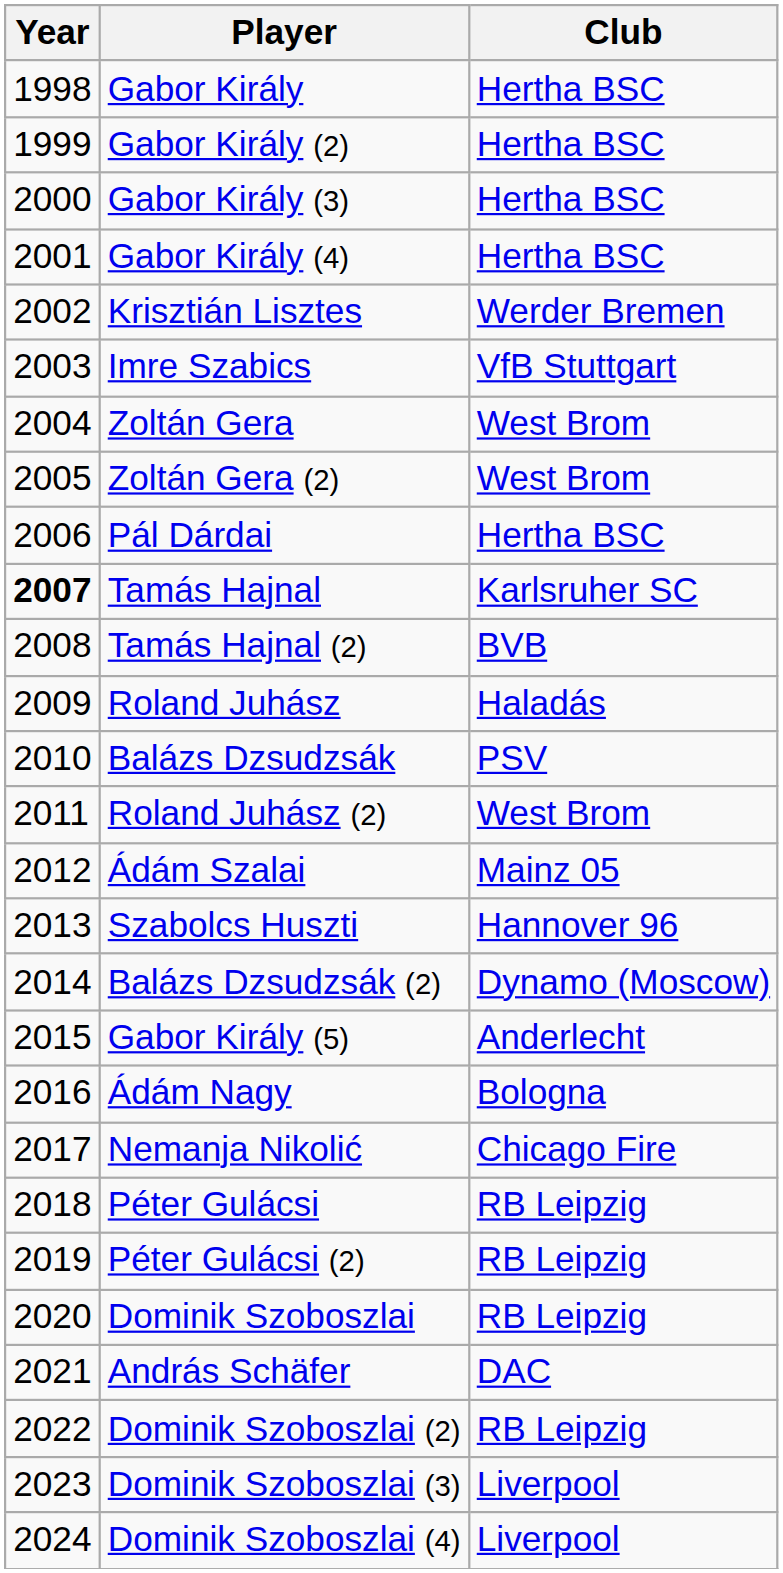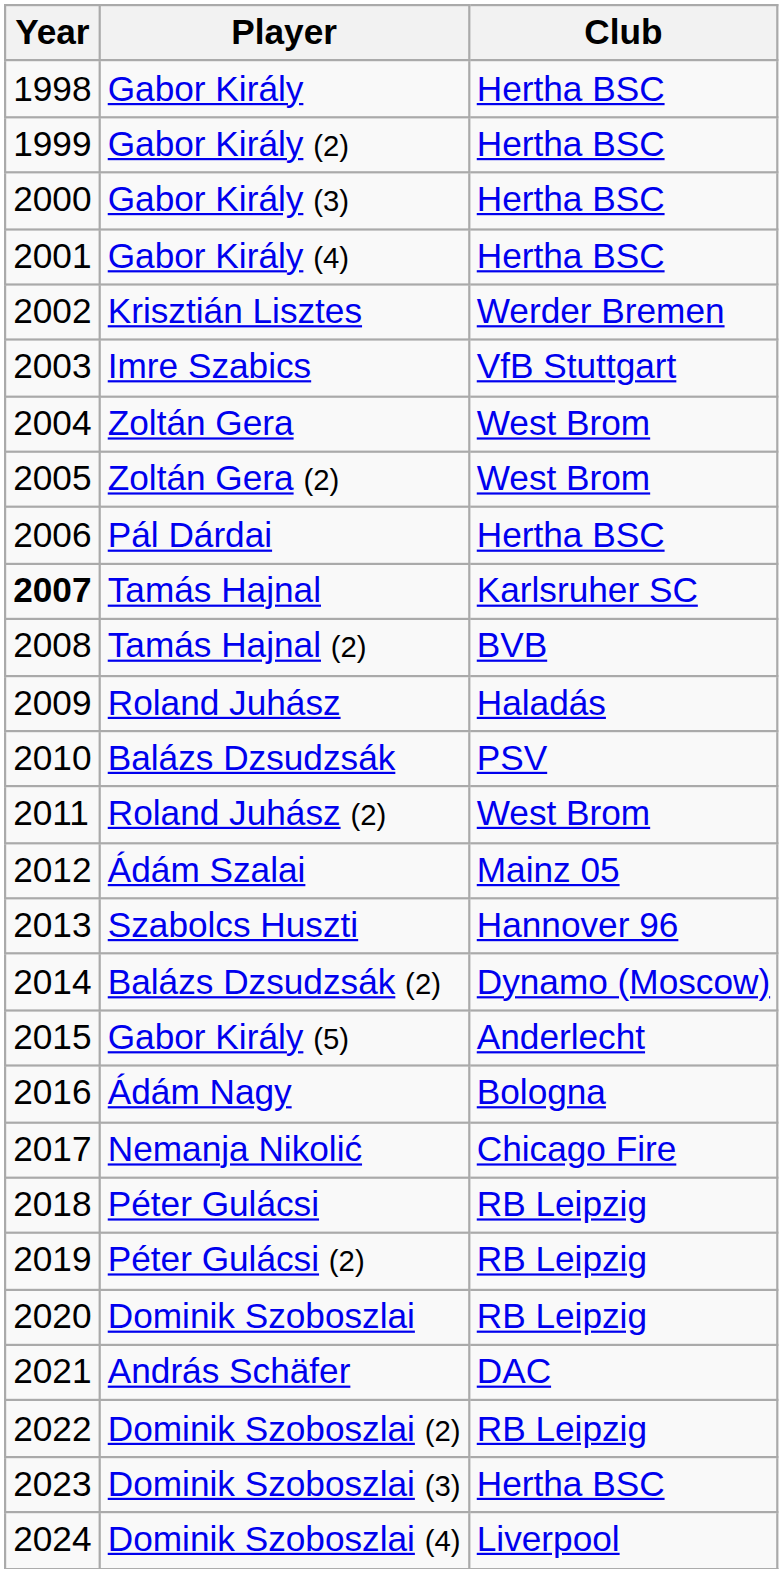(548, 1483) Liverpool -> (571, 1483) Hertha BSC
